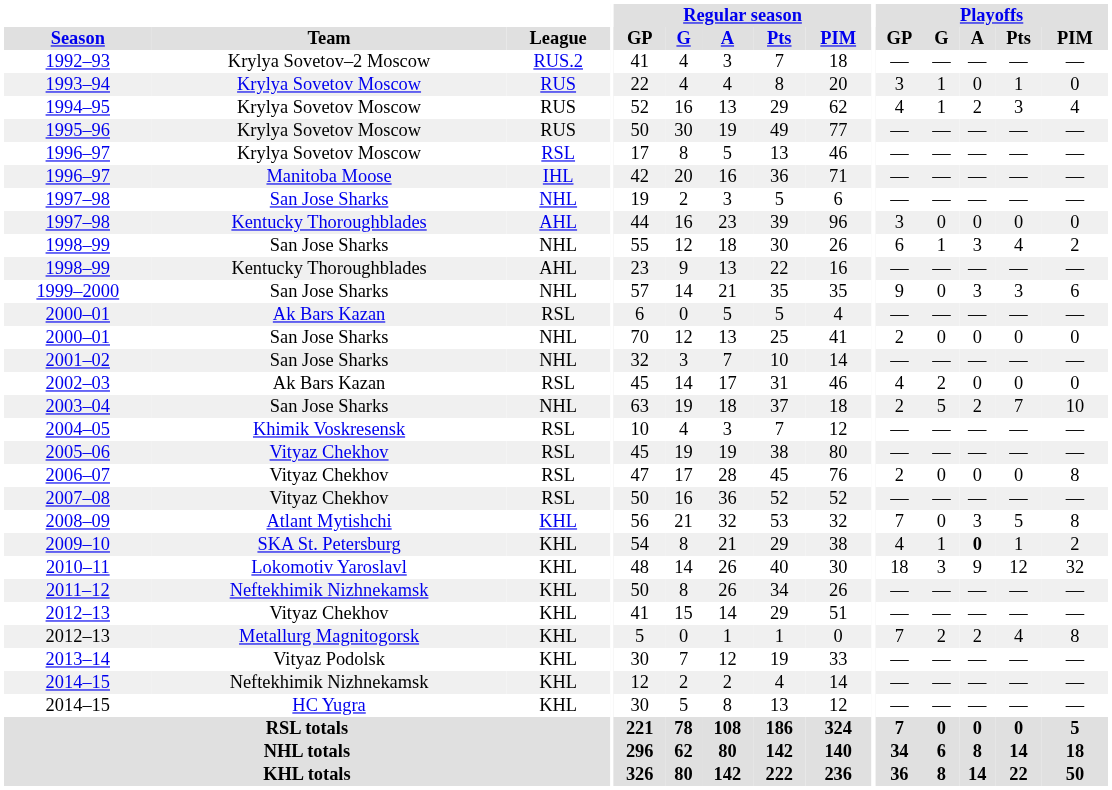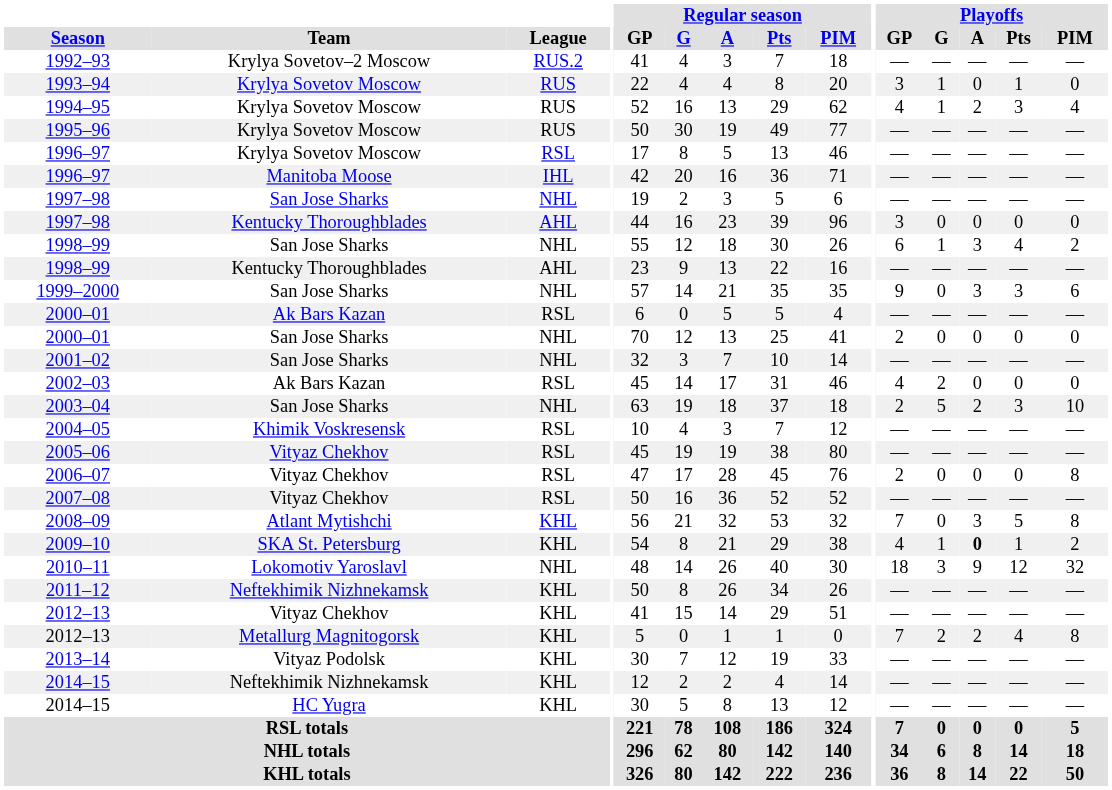(1019, 406) 7 -> (1019, 406) 3
(558, 567) KHL -> (558, 567) NHL
